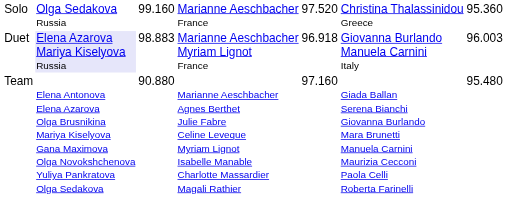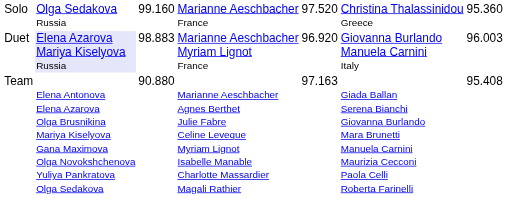(320, 38) 96.918 -> (320, 38) 96.920
(320, 81) 97.160 -> (320, 81) 97.163
(485, 81) 95.480 -> (485, 81) 95.408
